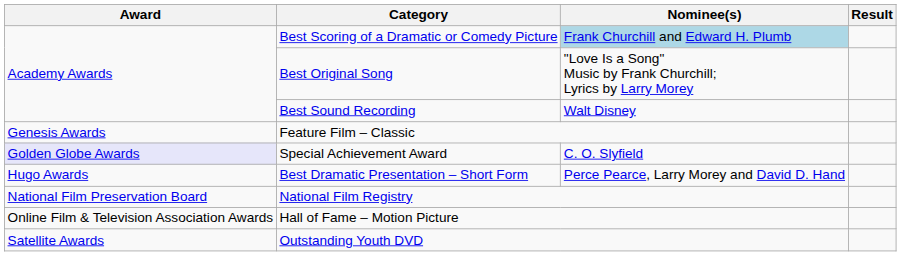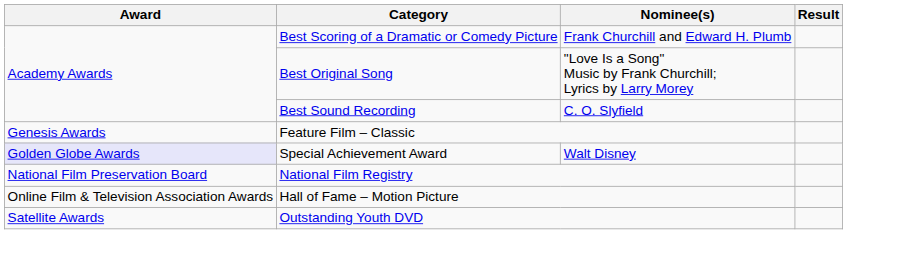(678, 36) lightblue background -> (678, 36) no background
(600, 110) Walt Disney -> (604, 110) C. O. Slyfield
(604, 153) C. O. Slyfield -> (600, 153) Walt Disney
- row: (404, 175)
